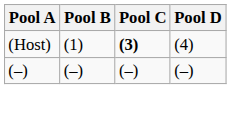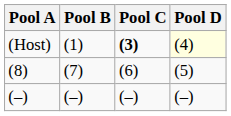(184, 44) no background -> (184, 44) lightyellow background
+ row: (18, 70)
